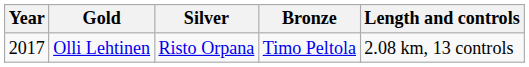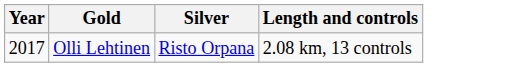- column: (309, 18)
